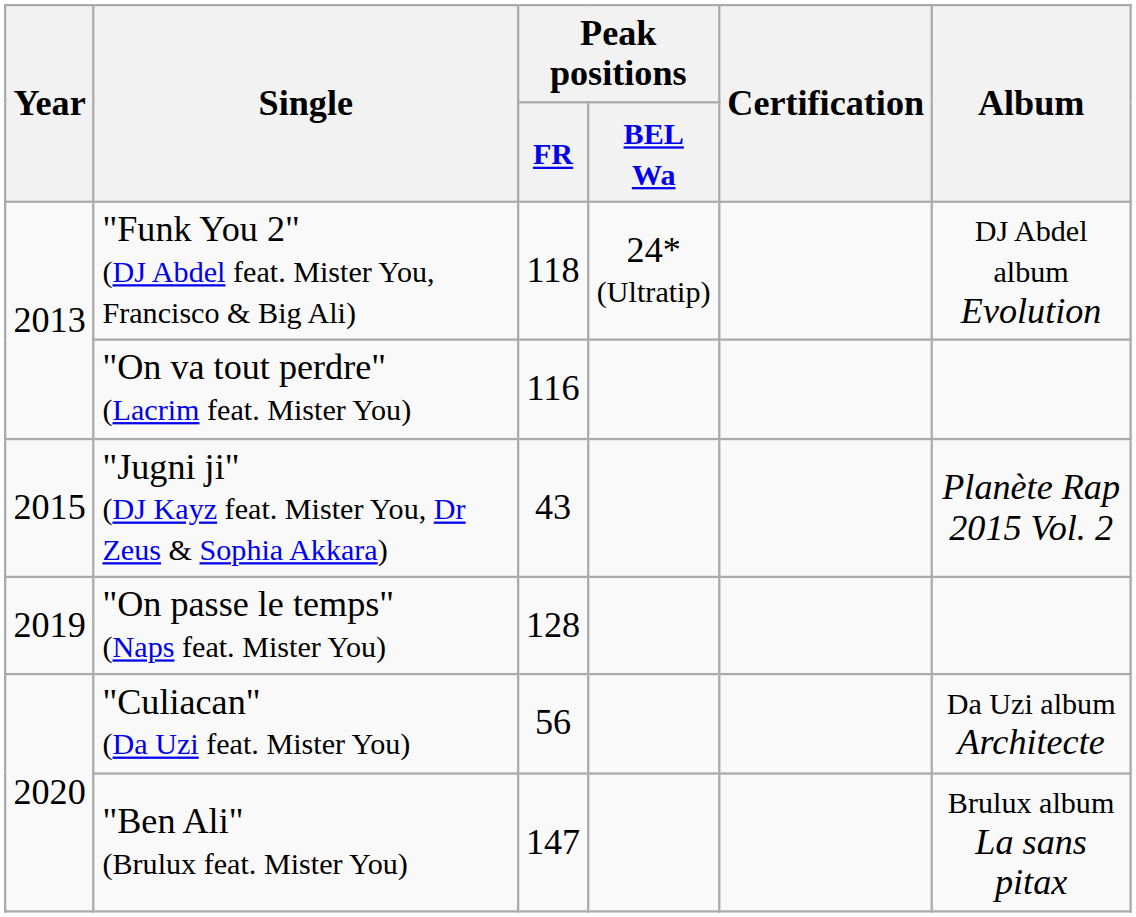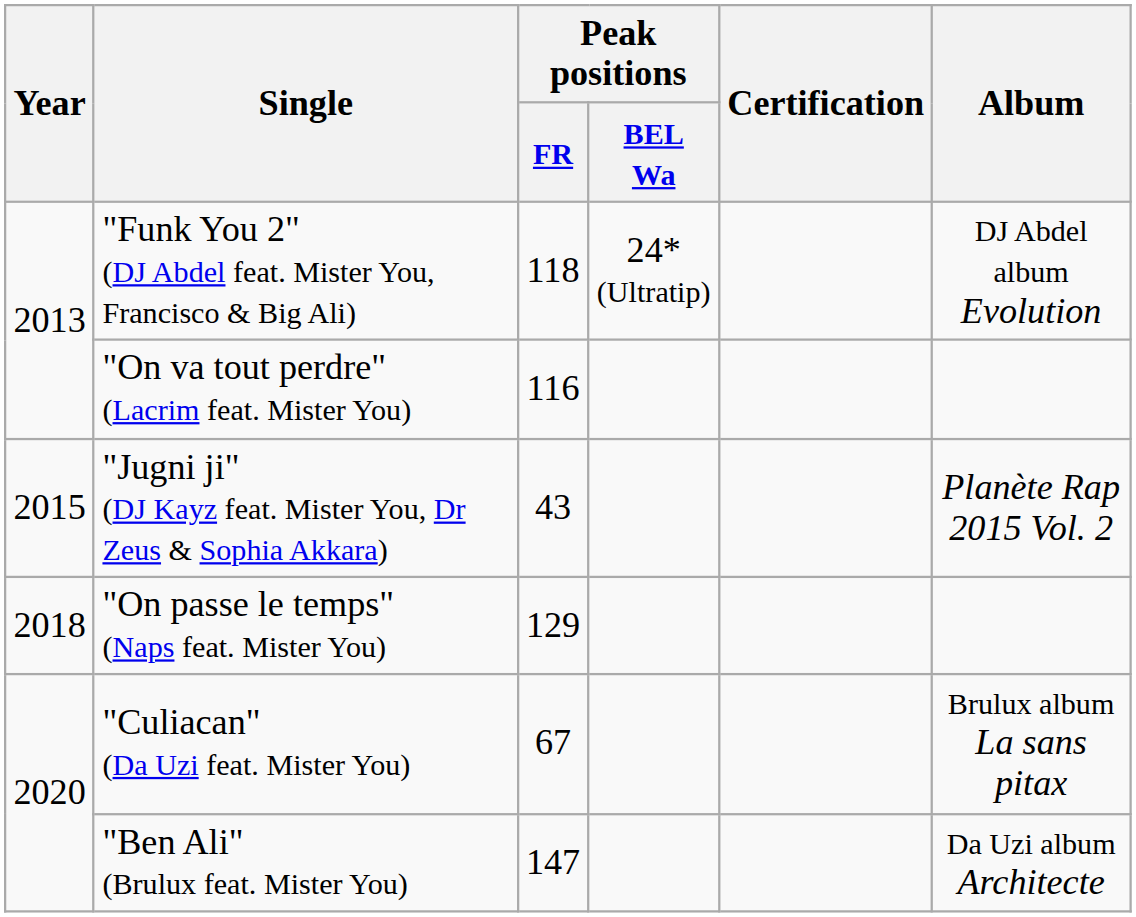(50, 625) 2019 -> (50, 625) 2018
(553, 625) 128 -> (553, 625) 129
(553, 723) 56 -> (553, 743) 67
(1031, 725) Da Uzi album Architecte -> (1031, 745) Brulux album La sans pitax
(1031, 843) Brulux album La sans pitax -> (1031, 864) Da Uzi album Architecte
